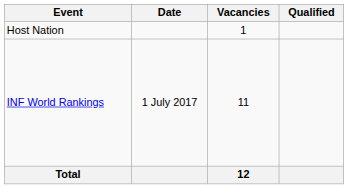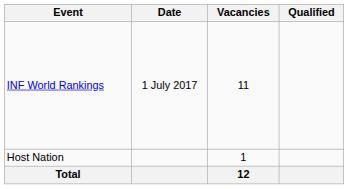rows swapped: (35, 30) <-> (55, 102)
